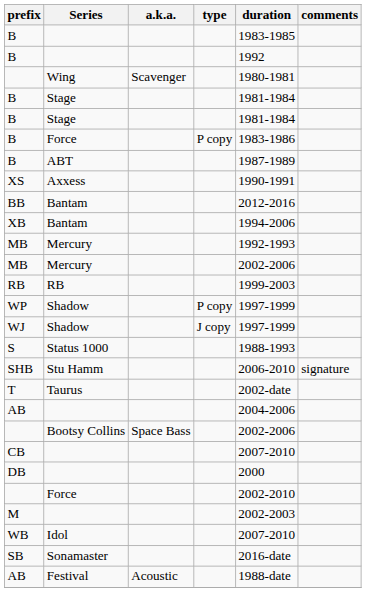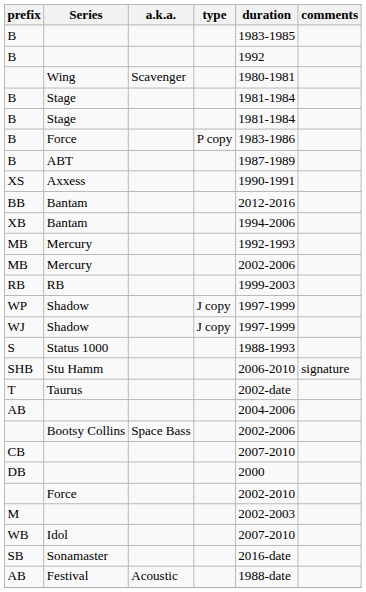(214, 306) P copy -> (214, 306) J copy
